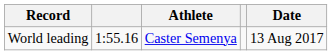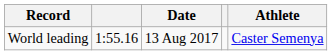columns swapped: (191, 15) <-> (287, 15)
